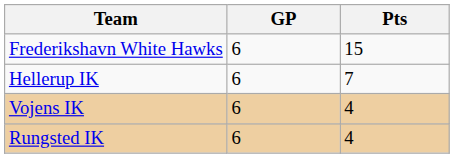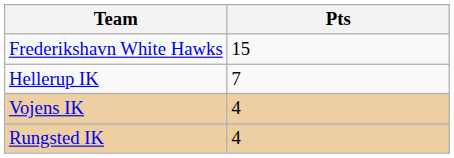- column: (284, 19)
